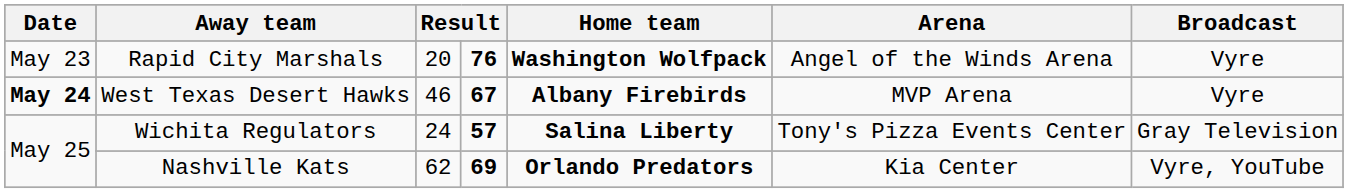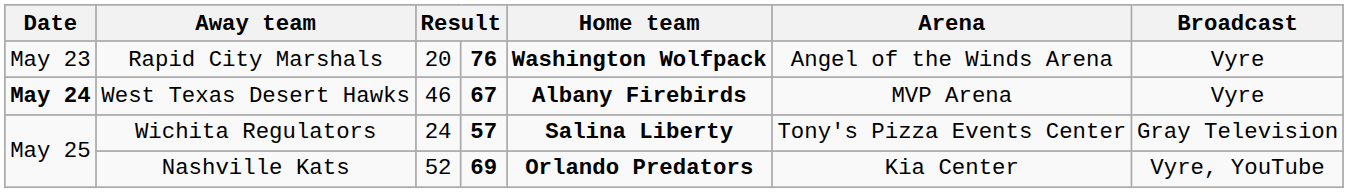(438, 169) 62 -> (438, 169) 52
